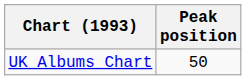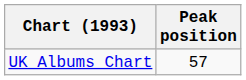(198, 62) 50 -> (198, 62) 57
